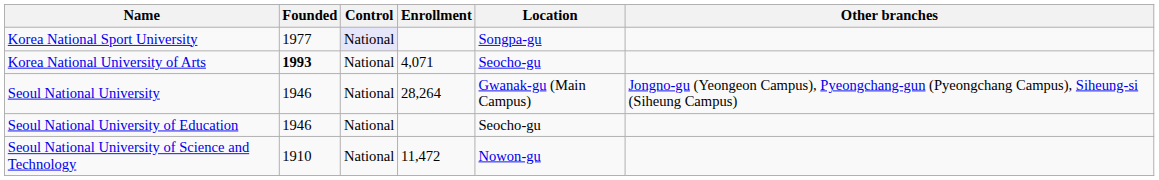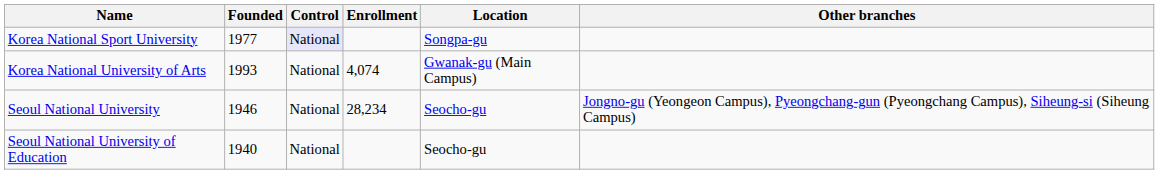(297, 62) bold -> (242, 70) normal
(417, 62) 4,071 -> (363, 70) 4,074
(510, 62) Seocho-gu -> (478, 70) Gwanak-gu (Main Campus)
(421, 93) 28,264 -> (366, 109) 28,234
(532, 93) Gwanak-gu (Main Campus) -> (455, 109) Seocho-gu
(297, 124) 1946 -> (242, 149) 1940
- row: (129, 156)
